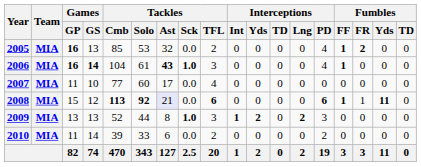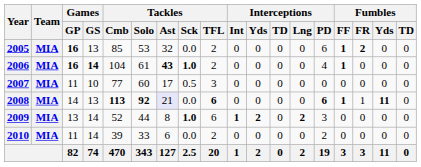(324, 48) 4 -> (324, 48) 6
(214, 65) 3 -> (214, 65) 2
(189, 83) 0.0 -> (189, 83) 0.5
(214, 83) 4 -> (214, 83) 3
(73, 100) 15 -> (73, 100) 14
(93, 100) 12 -> (93, 100) 13
(93, 118) 13 -> (93, 118) 14
(214, 118) 3 -> (214, 118) 6
